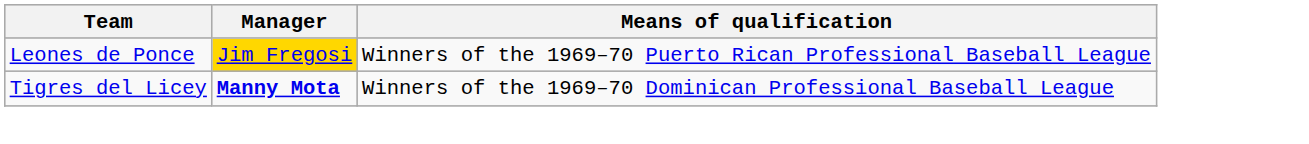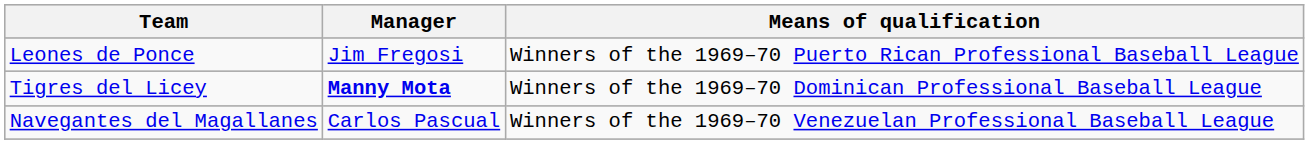(284, 55) gold background -> (395, 55) no background
+ row: (164, 122)
